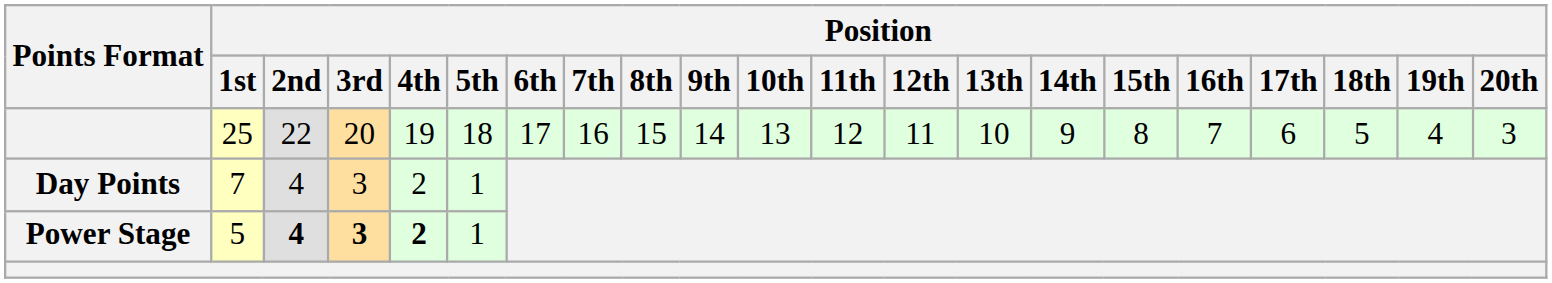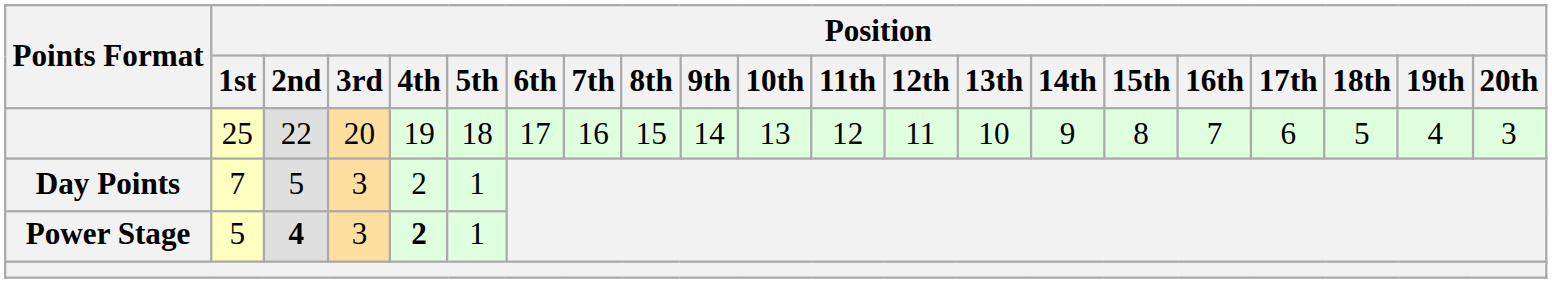(296, 183) 4 -> (296, 183) 5
(359, 235) bold -> (359, 235) normal
